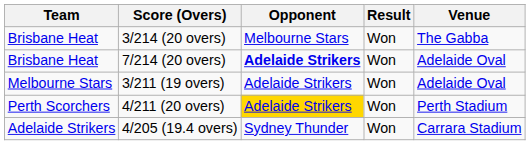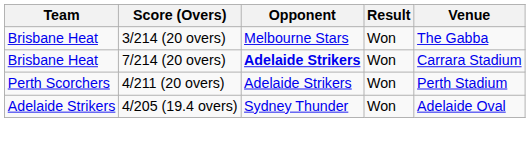(461, 60) Adelaide Oval -> (469, 60) Carrara Stadium
- row: (173, 83)
(298, 106) gold background -> (298, 83) no background
(469, 128) Carrara Stadium -> (461, 106) Adelaide Oval
